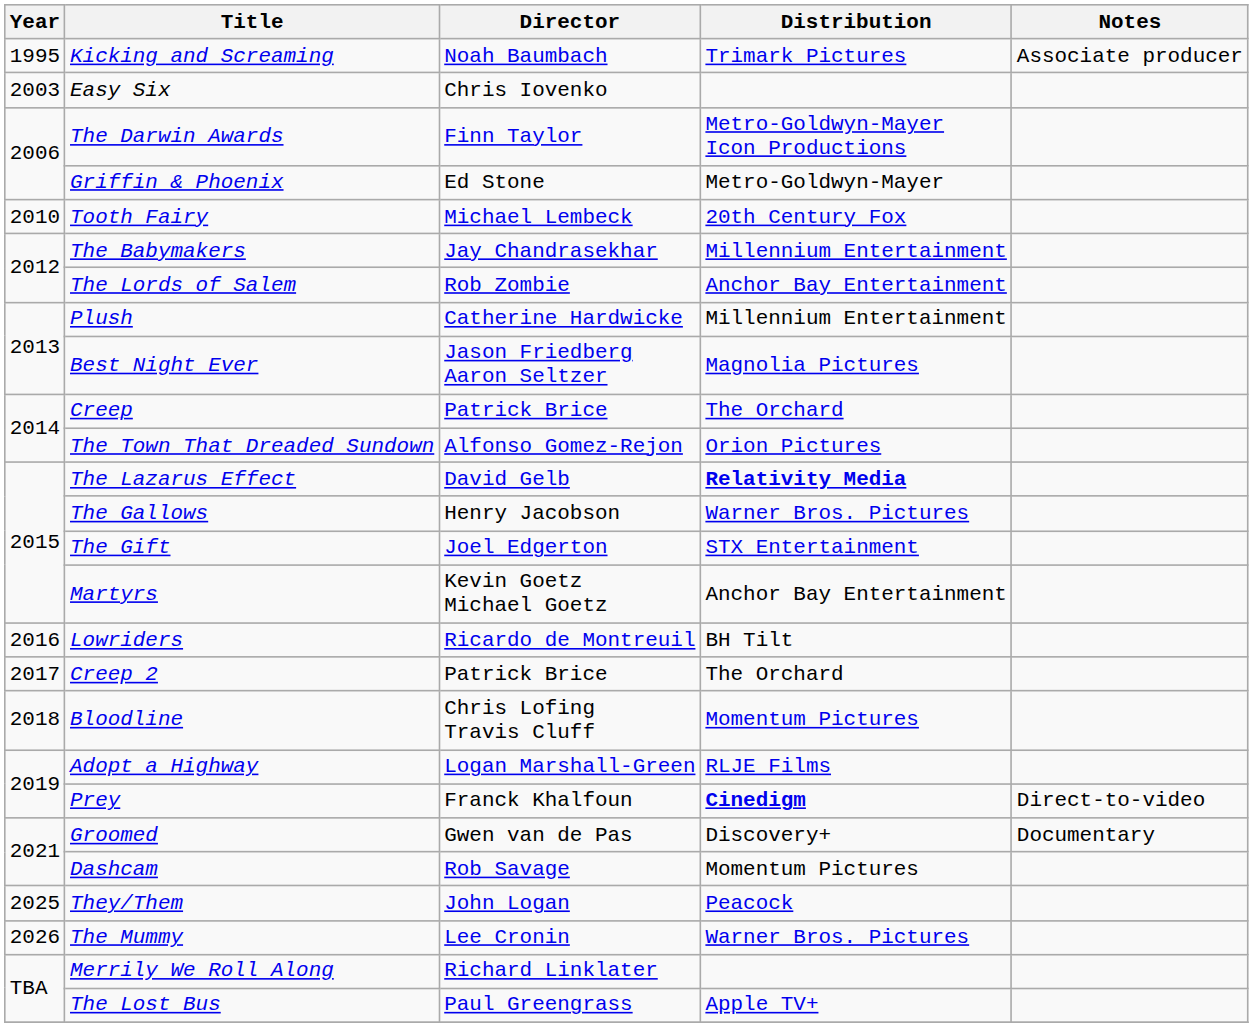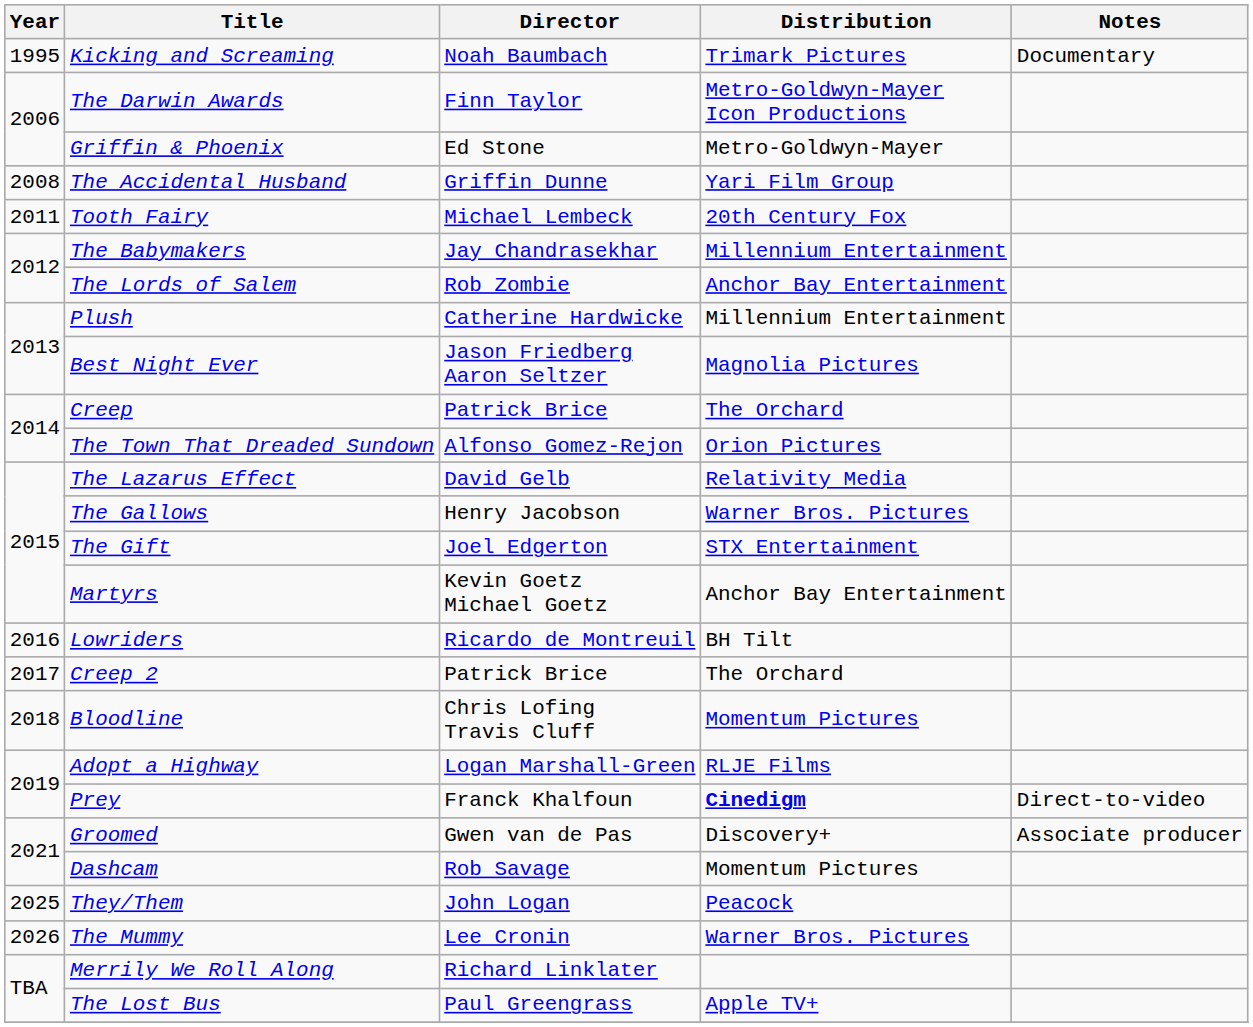(1130, 56) Associate producer -> (1086, 56) Documentary
- row: (120, 90)
+ row: (208, 182)
(35, 217) 2010 -> (35, 217) 2011
(806, 480) bold -> (806, 480) normal
(1086, 835) Documentary -> (1130, 835) Associate producer
